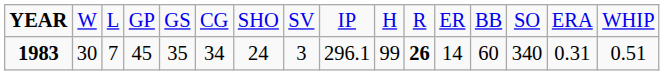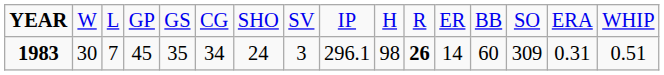(390, 53) 99 -> (390, 53) 98
(527, 53) 340 -> (527, 53) 309
